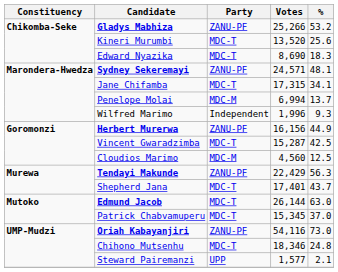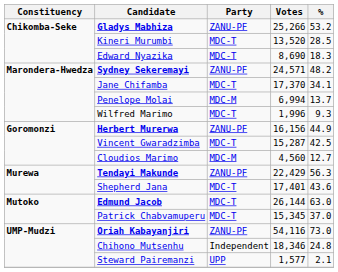(321, 41) 25.6 -> (321, 41) 28.5
(321, 70) 48.1 -> (321, 70) 48.2
(289, 85) 17,315 -> (289, 85) 17,370
(239, 114) Independent -> (223, 114) MDC-T
(321, 158) 12.5 -> (321, 158) 12.7
(321, 187) 43.7 -> (321, 187) 43.6
(223, 246) MDC-T -> (239, 246) Independent
